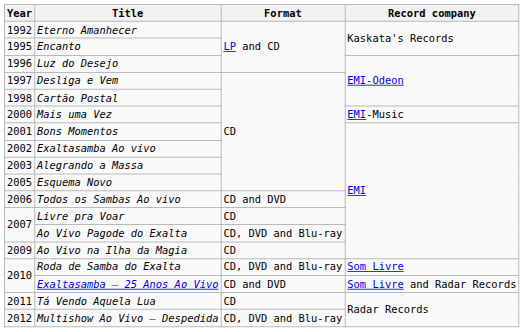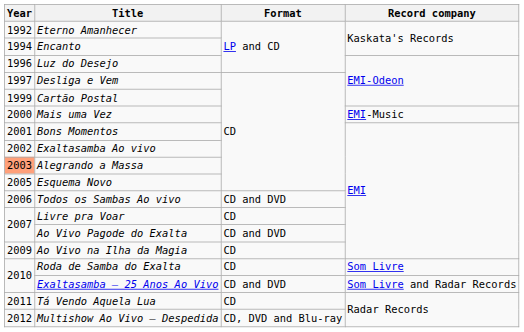(19, 47) 1995 -> (19, 47) 1994
(19, 98) 1998 -> (19, 98) 1999
(19, 165) no background -> (19, 165) lightsalmon background
(283, 233) CD, DVD and Blu-ray -> (255, 233) CD and DVD
(283, 267) CD, DVD and Blu-ray -> (230, 267) CD
